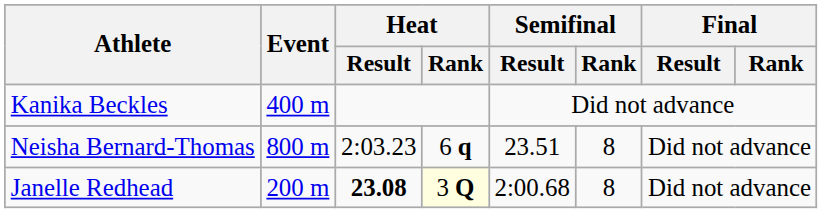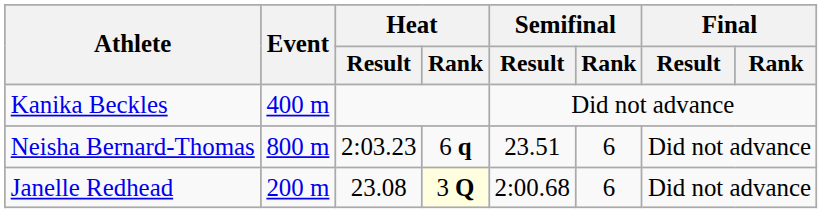(609, 146) 8 -> (609, 146) 6
(379, 187) bold -> (379, 187) normal
(609, 187) 8 -> (609, 187) 6
